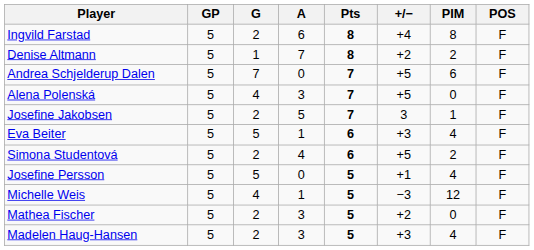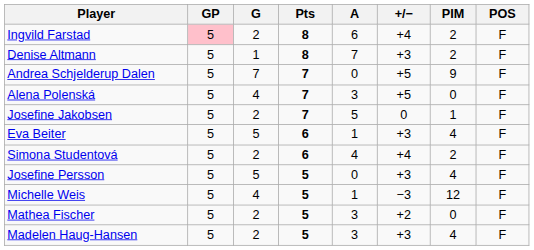columns swapped: (301, 14) <-> (351, 14)
(211, 34) no background -> (211, 34) pink background
(453, 34) 8 -> (453, 34) 2
(404, 54) +2 -> (404, 54) +3
(453, 74) 6 -> (453, 74) 9
(404, 114) 3 -> (404, 114) 0
(404, 154) +5 -> (404, 154) +4
(404, 174) +1 -> (404, 174) +3
